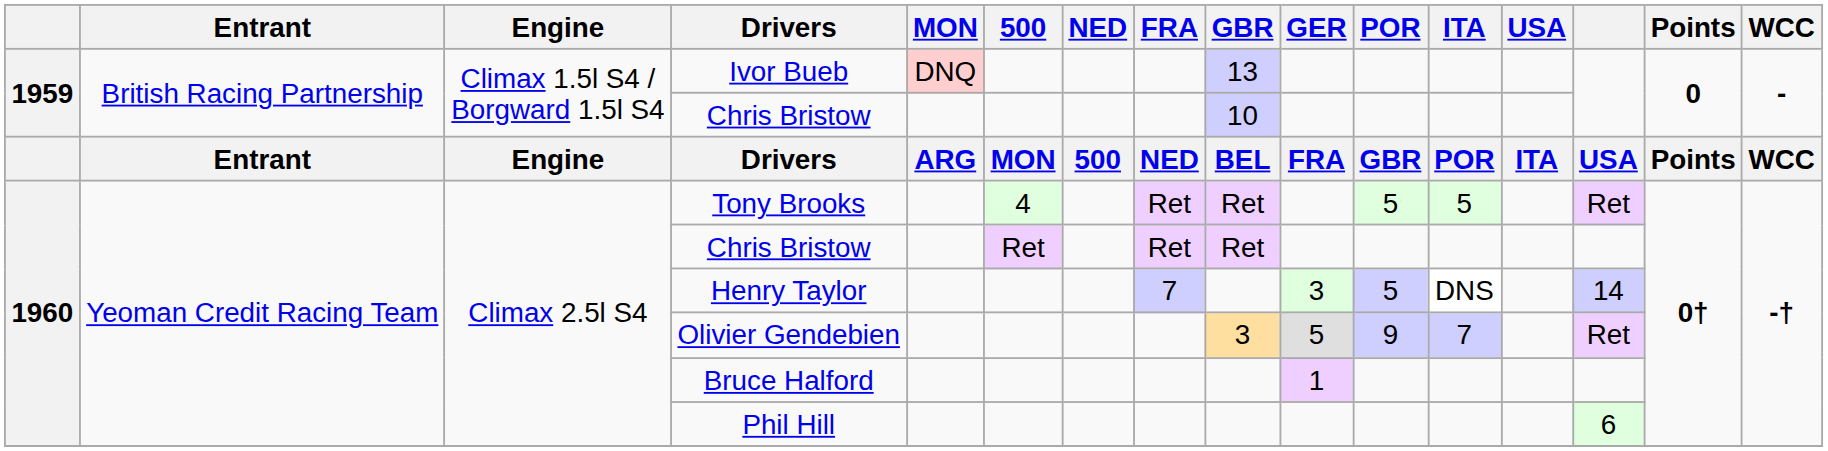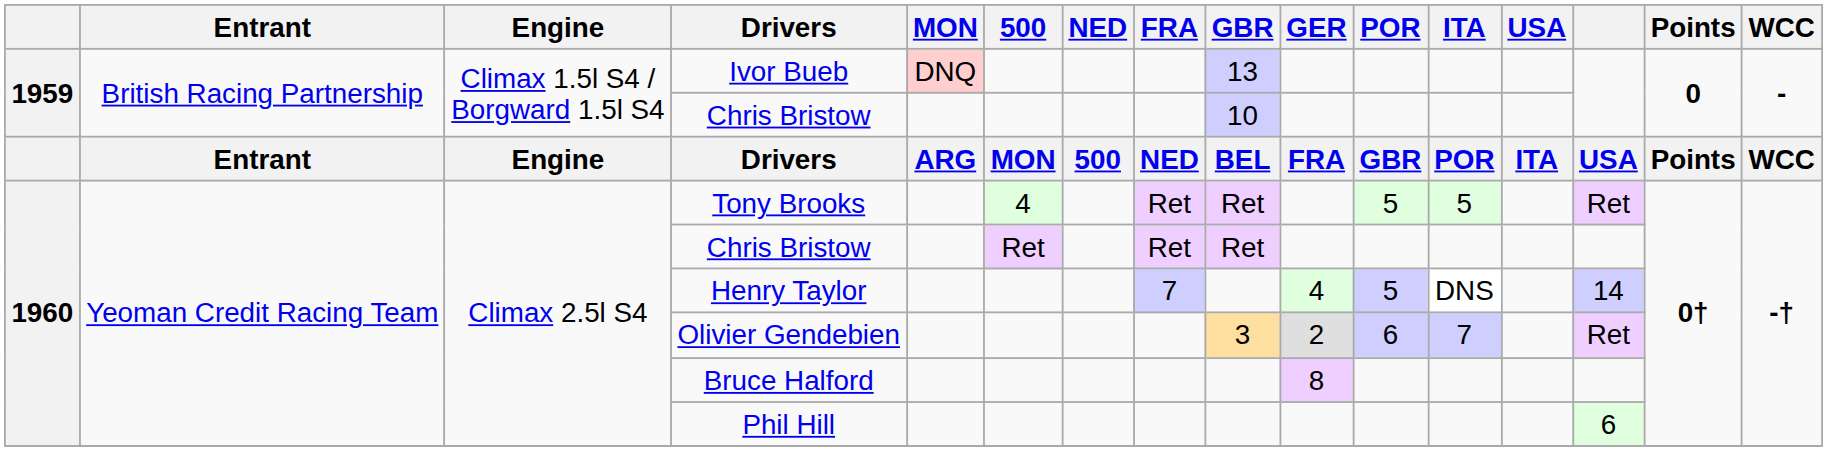(1316, 291) 3 -> (1316, 291) 4
(1316, 335) 5 -> (1316, 335) 2
(1390, 335) 9 -> (1390, 335) 6
(1316, 379) 1 -> (1316, 379) 8
